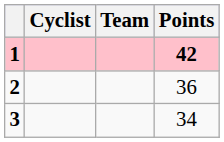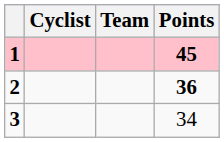(187, 53) 42 -> (187, 53) 45
(187, 86) normal -> (187, 86) bold
